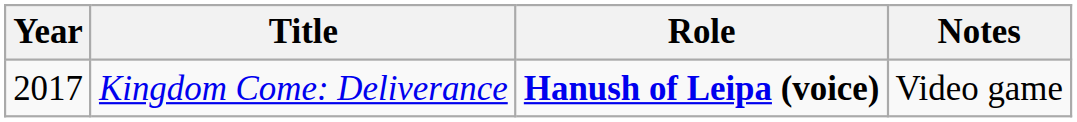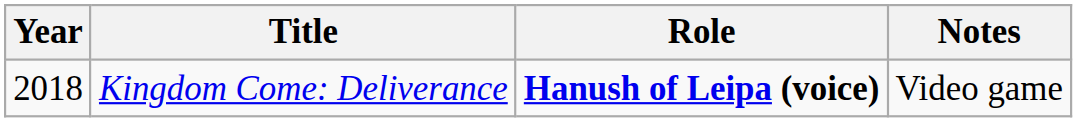(48, 87) 2017 -> (48, 87) 2018
